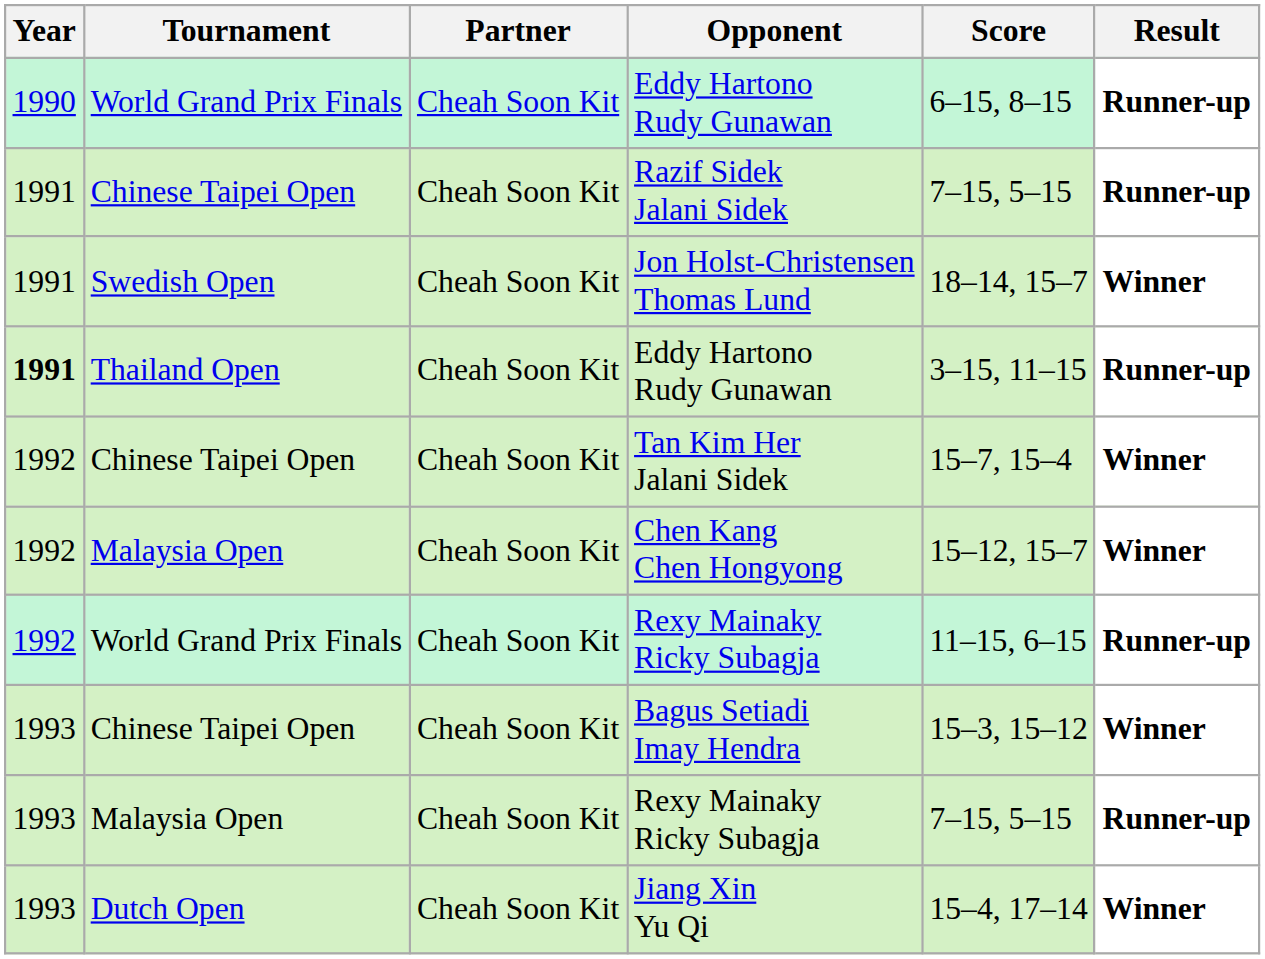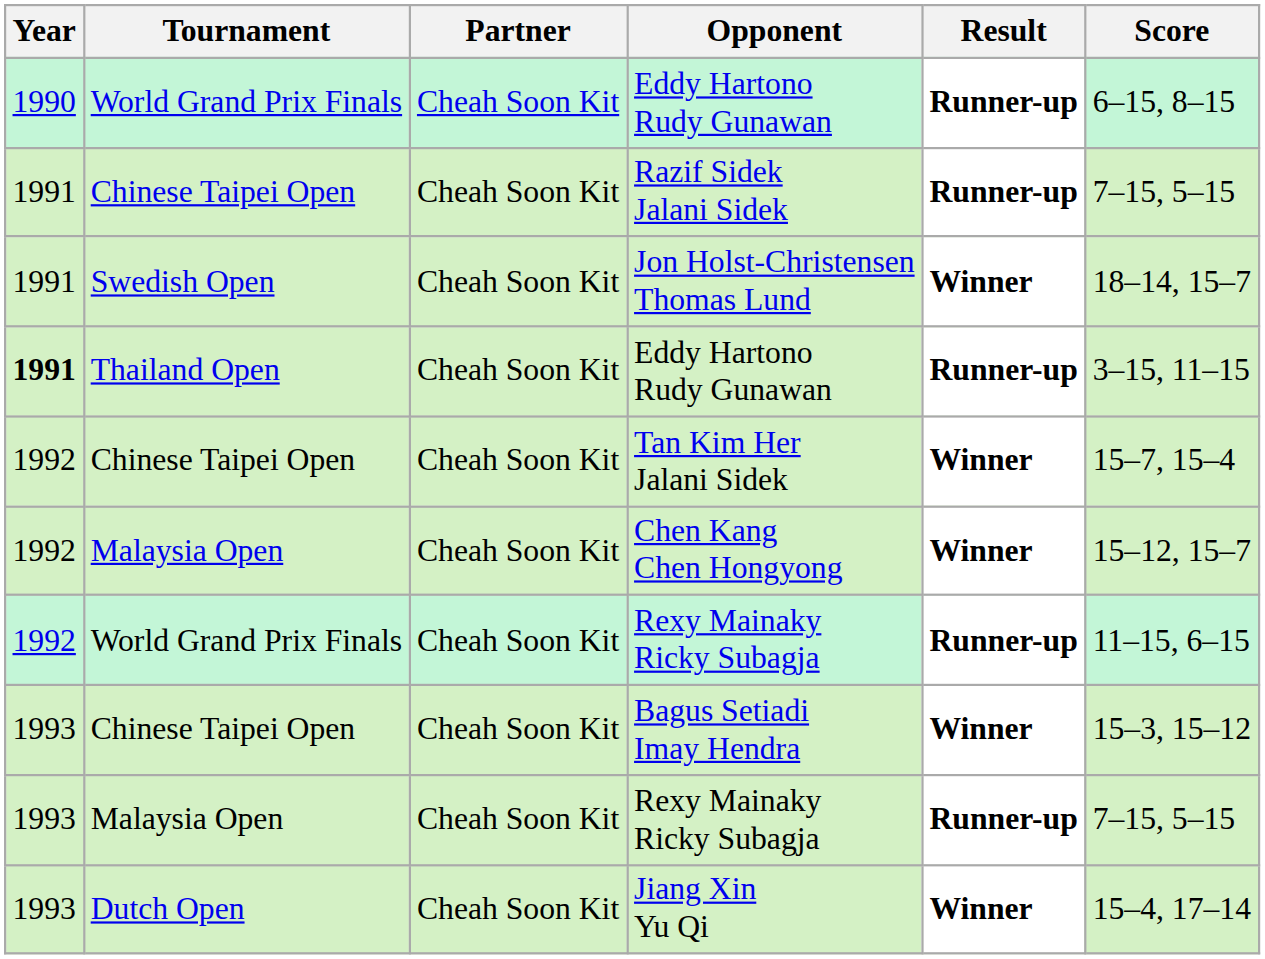columns swapped: (1009, 31) <-> (1177, 31)
